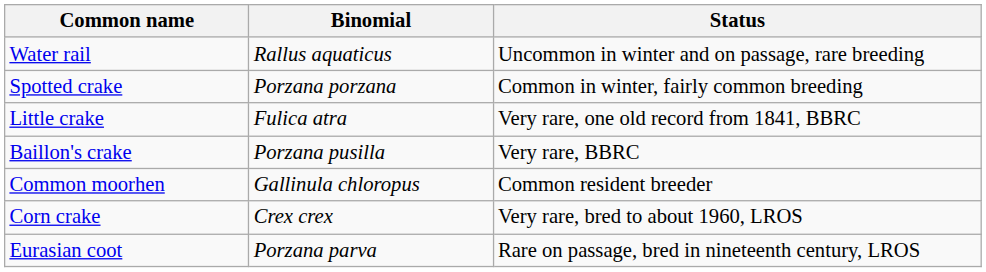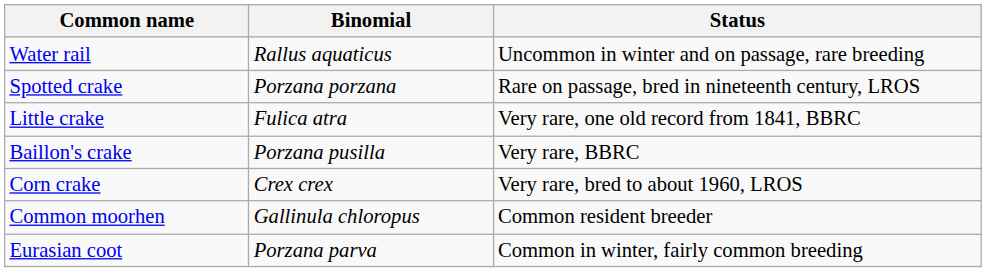(680, 86) Common in winter, fairly common breeding -> (709, 86) Rare on passage, bred in nineteenth century, LROS
rows swapped: (55, 217) <-> (87, 184)
(709, 250) Rare on passage, bred in nineteenth century, LROS -> (680, 250) Common in winter, fairly common breeding
